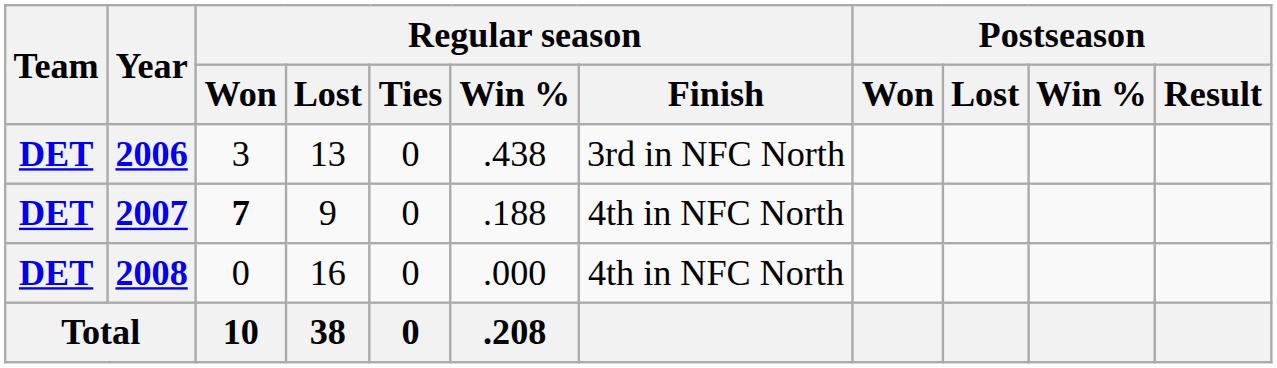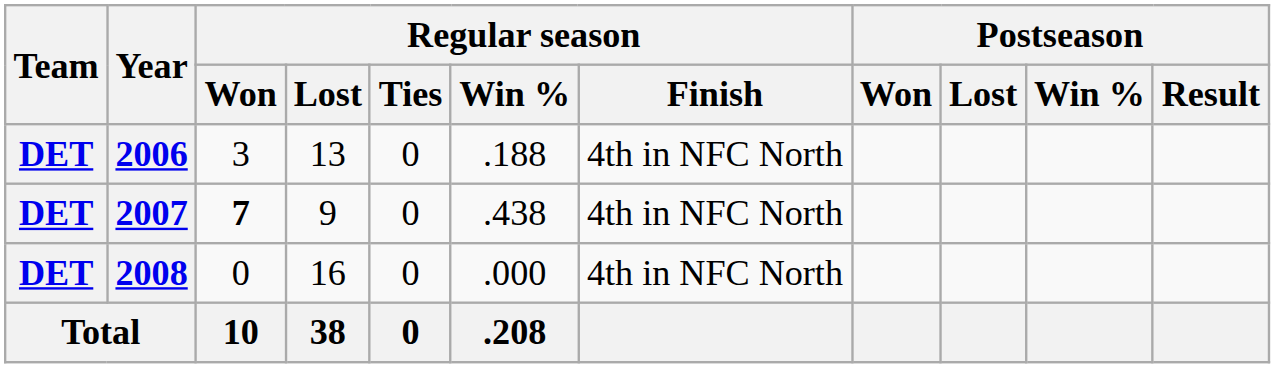(515, 153) .438 -> (515, 153) .188
(716, 153) 3rd in NFC North -> (715, 153) 4th in NFC North
(515, 213) .188 -> (515, 213) .438
